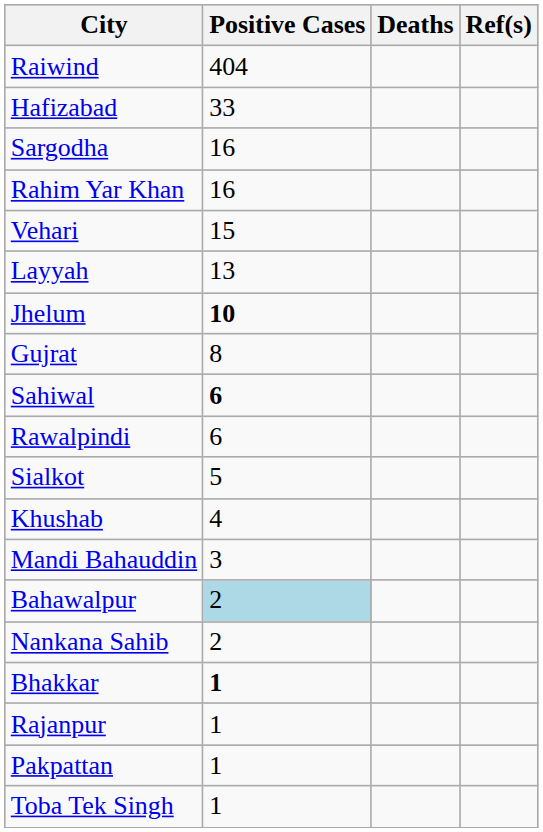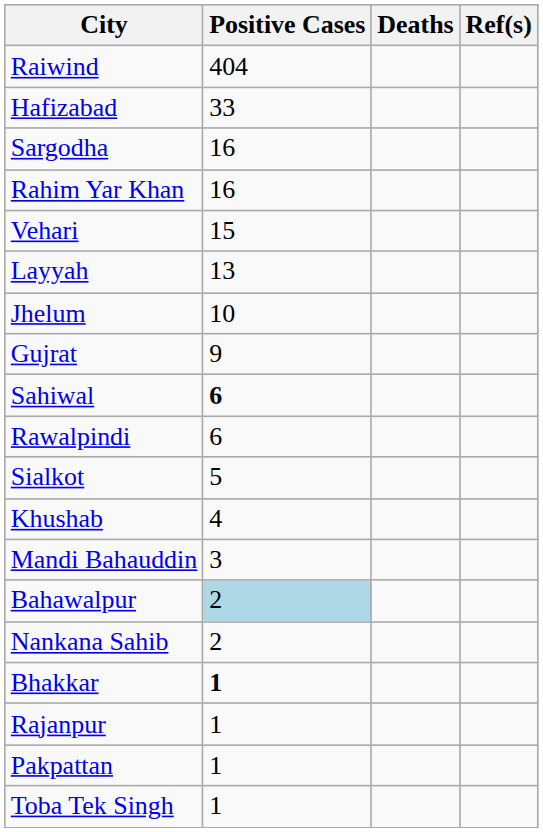(222, 312) bold -> (222, 312) normal
(216, 353) 8 -> (216, 353) 9
